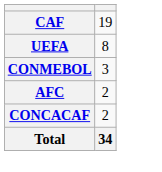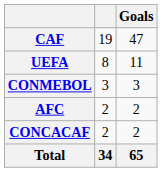+ column: (136, 16)
